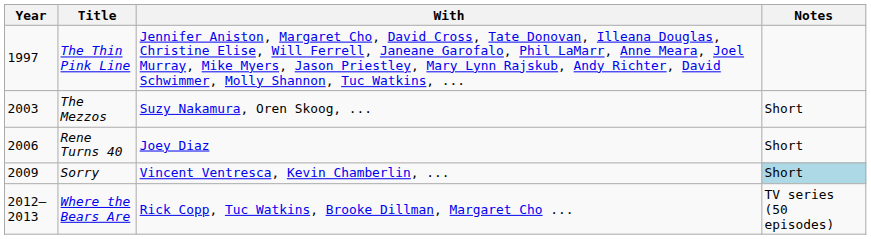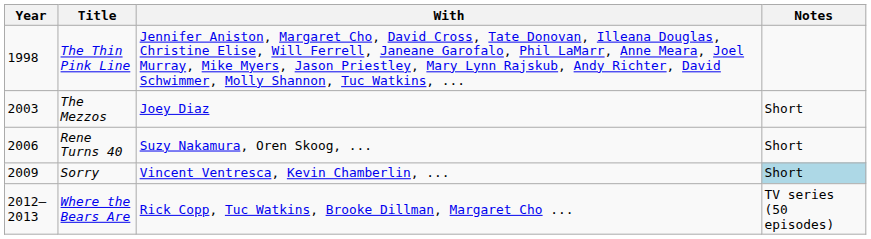(23, 58) 1997 -> (23, 58) 1998
(256, 109) Suzy Nakamura, Oren Skoog, ... -> (175, 109) Joey Diaz
(175, 145) Joey Diaz -> (256, 145) Suzy Nakamura, Oren Skoog, ...
